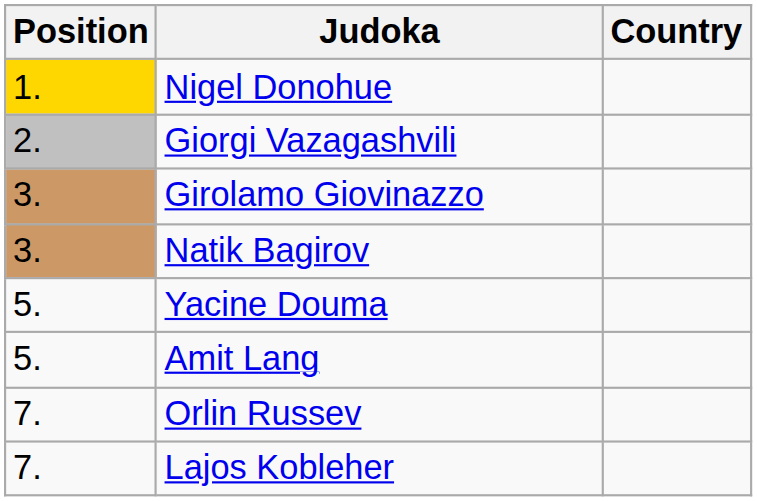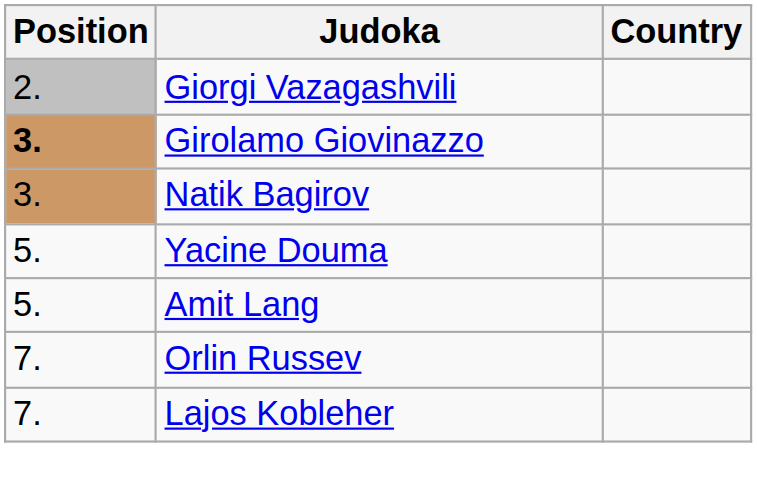- row: (278, 86)
(27, 195) normal -> (27, 140) bold
